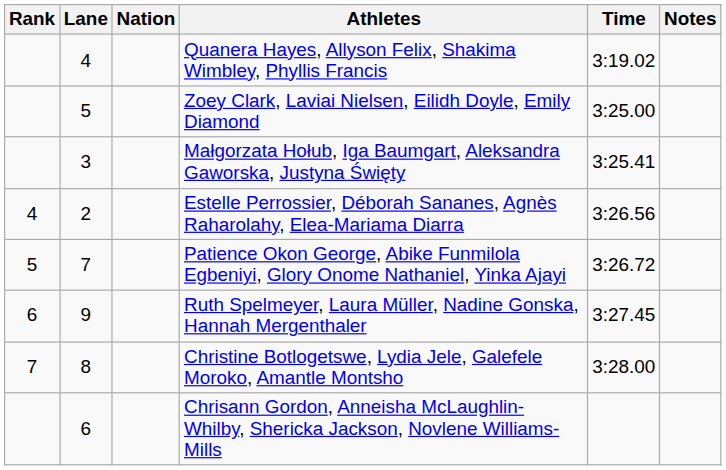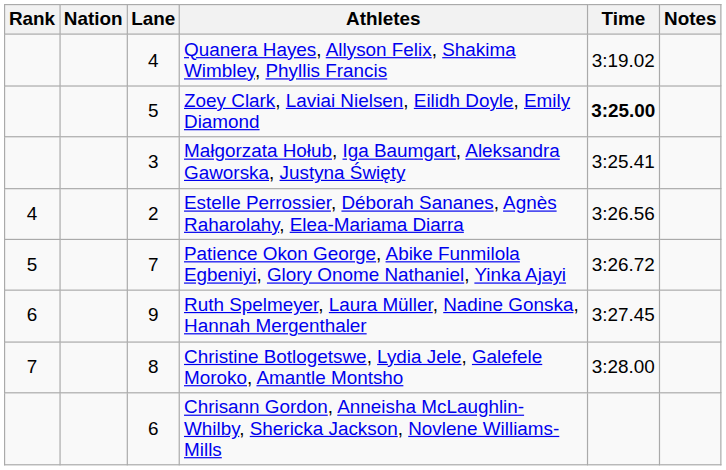columns swapped: (86, 19) <-> (146, 19)
(624, 111) normal -> (623, 111) bold
